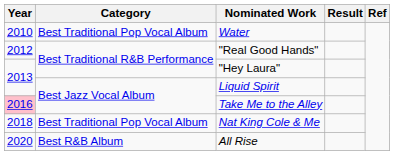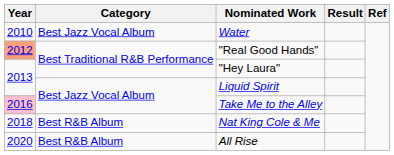(123, 31) Best Traditional Pop Vocal Album -> (96, 31) Best Jazz Vocal Album
(20, 50) no background -> (20, 50) lightsalmon background
(123, 123) Best Traditional Pop Vocal Album -> (81, 123) Best R&B Album
